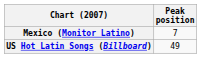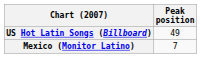rows swapped: (79, 33) <-> (79, 46)
